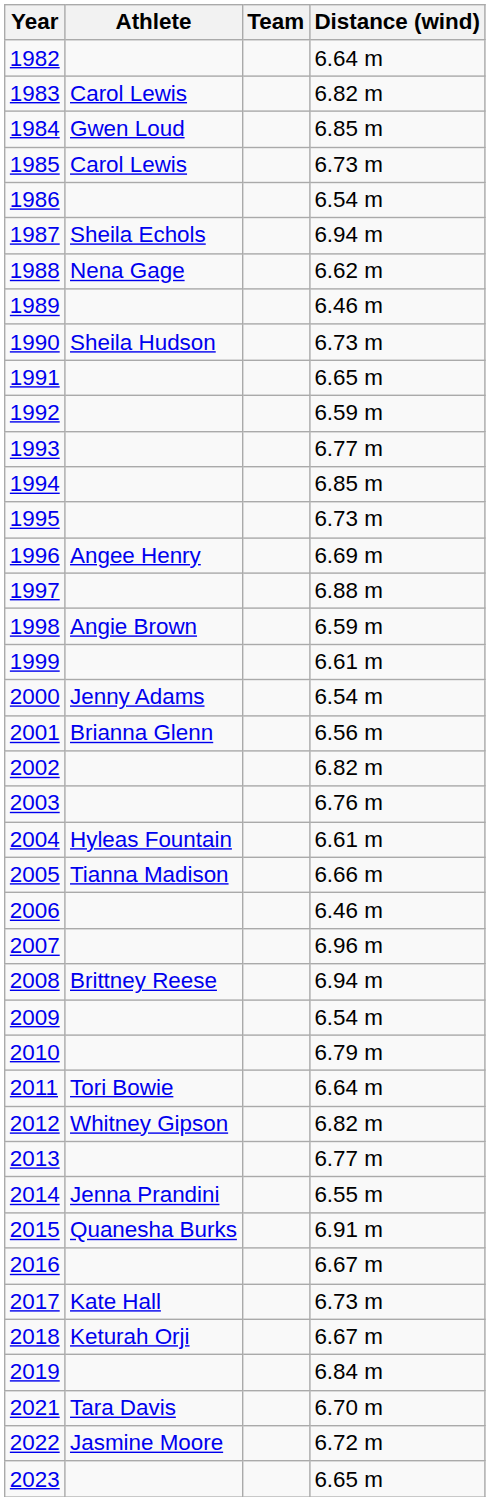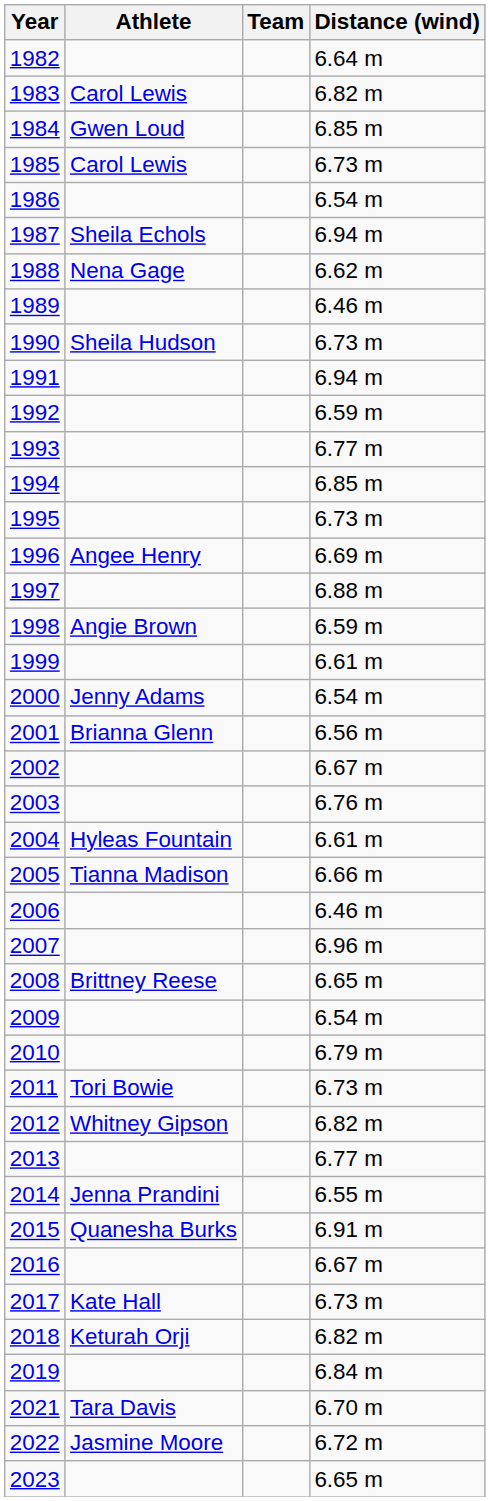(349, 377) 6.65 m -> (349, 377) 6.94 m
(349, 768) 6.82 m -> (349, 768) 6.67 m
(349, 981) 6.94 m -> (349, 981) 6.65 m
(349, 1088) 6.64 m -> (349, 1088) 6.73 m
(349, 1336) 6.67 m -> (349, 1336) 6.82 m
